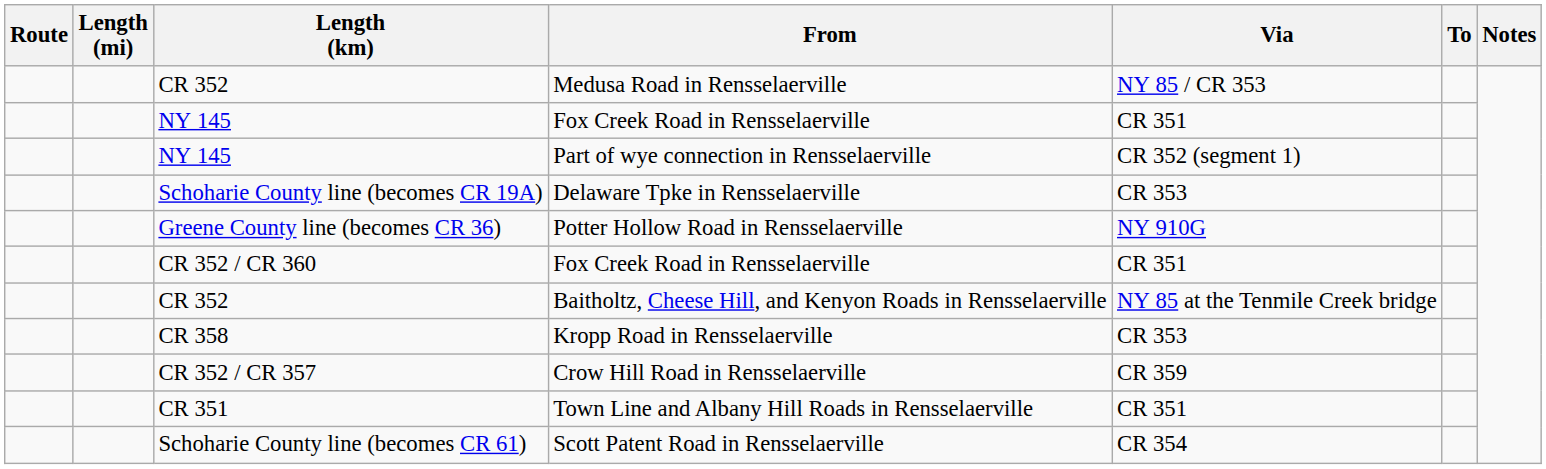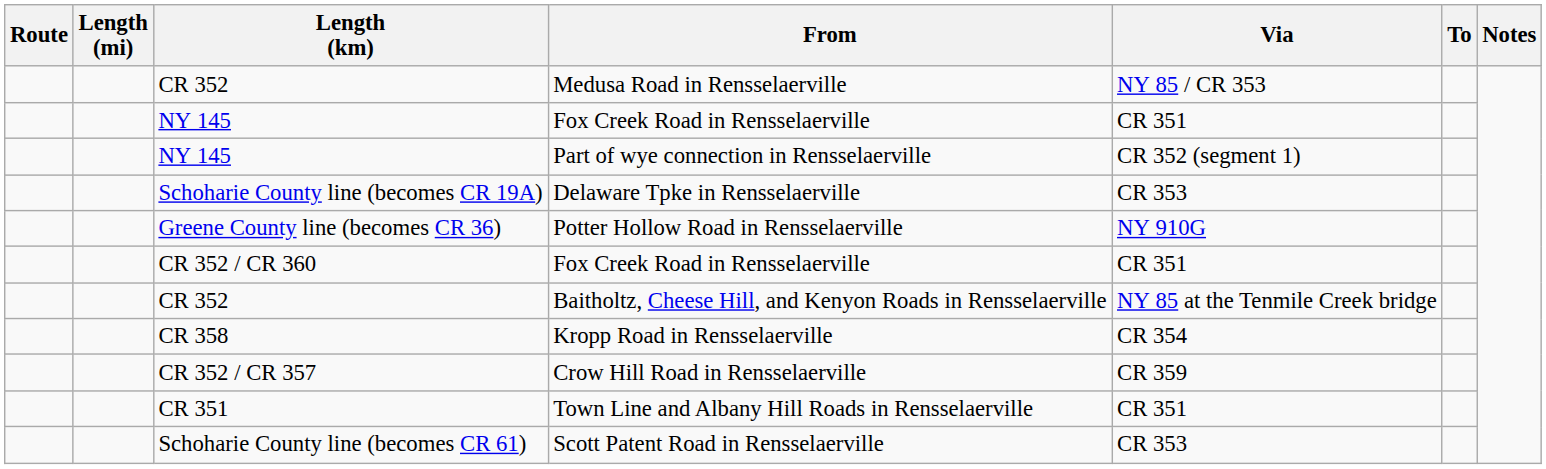(1152, 336) CR 353 -> (1152, 336) CR 354
(1152, 444) CR 354 -> (1152, 444) CR 353
